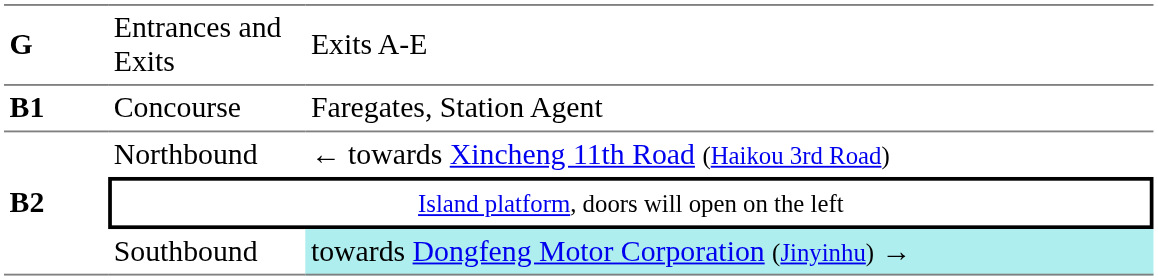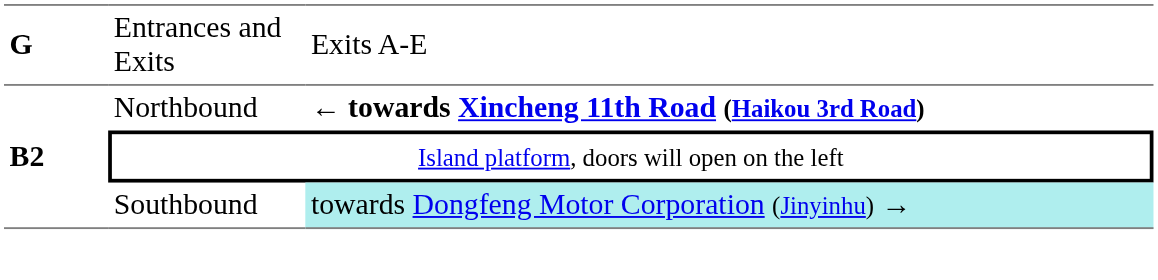- row: (177, 107)
(600, 154) normal -> (618, 107) bold
